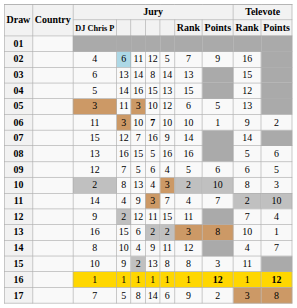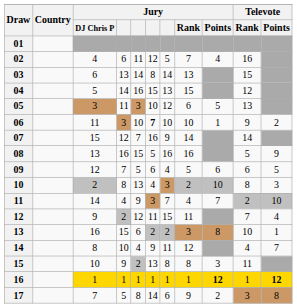(124, 59) lightblue background -> (124, 59) no background
(218, 59) 9 -> (218, 59) 4
(277, 153) 6 -> (277, 153) 9
